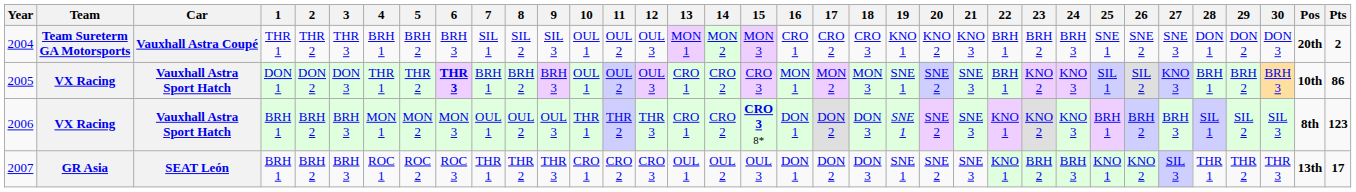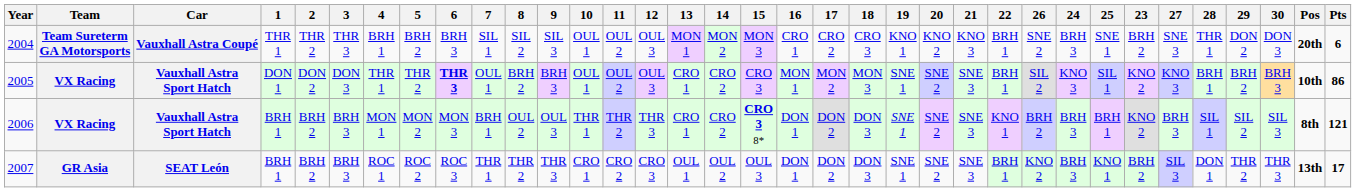columns swapped: (1039, 14) <-> (1141, 14)
(1210, 43) DON 1 -> (1210, 43) THR 1
(1338, 43) 2 -> (1338, 43) 6
(488, 80) BRH 1 -> (488, 80) OUL 1
(488, 124) OUL 1 -> (488, 124) BRH 1
(1073, 124) KNO 3 -> (1073, 124) BRH 3
(1338, 124) 123 -> (1338, 124) 121
(1005, 168) KNO 1 -> (1005, 168) BRH 1
(1210, 168) THR 1 -> (1210, 168) DON 1
